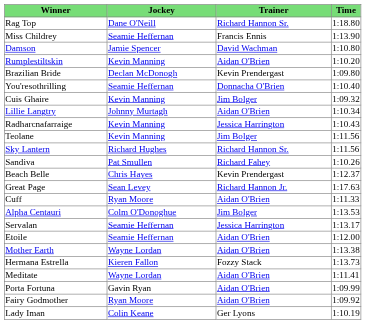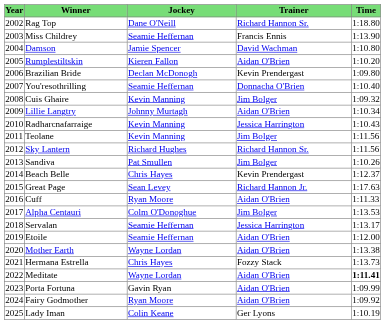+ column: (14, 10)
(137, 61) Kevin Manning -> (153, 61) Kieren Fallon
(244, 161) Richard Fahey -> (257, 161) Jim Bolger
(133, 262) Kieren Fallon -> (150, 262) Chris Hayes
(346, 275) normal -> (366, 275) bold
